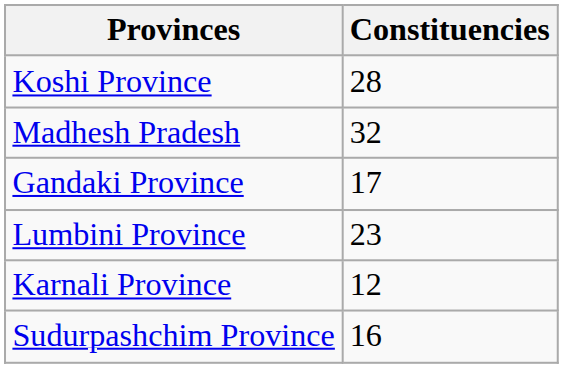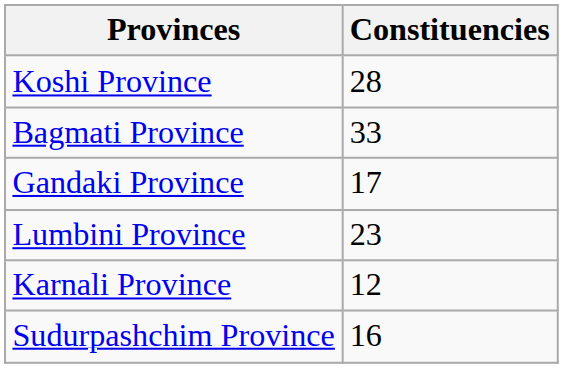- row: (126, 132)
+ row: (128, 132)
